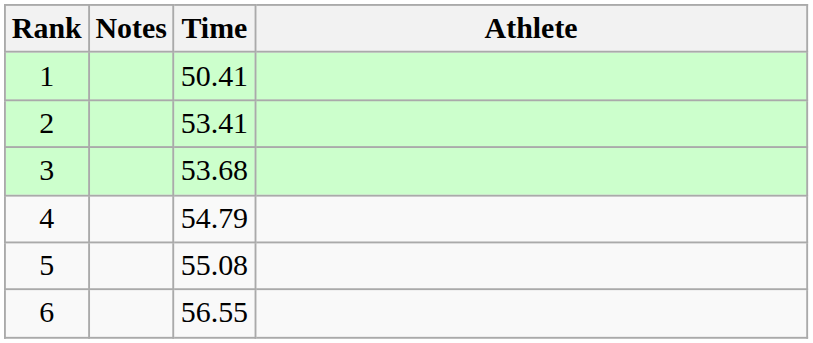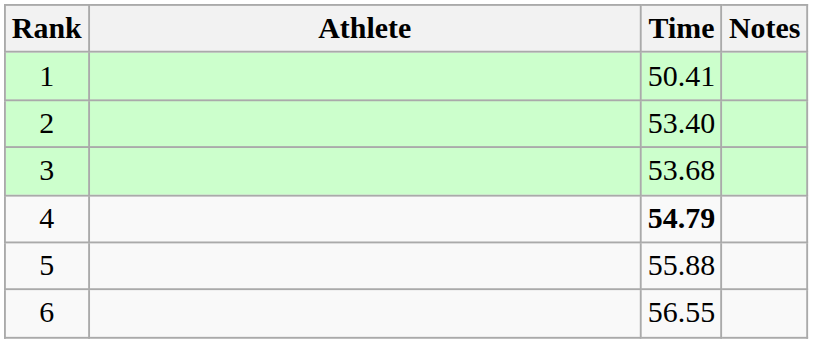columns swapped: (531, 28) <-> (131, 28)
(214, 123) 53.41 -> (681, 123) 53.40
(214, 218) normal -> (681, 218) bold
(214, 265) 55.08 -> (681, 265) 55.88
